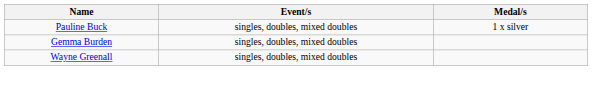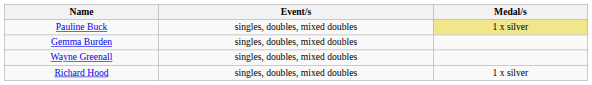(510, 27) no background -> (510, 27) khaki background
+ row: (82, 73)
